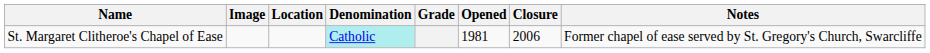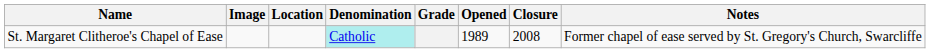(475, 36) 1981 -> (475, 36) 1989
(526, 36) 2006 -> (526, 36) 2008
